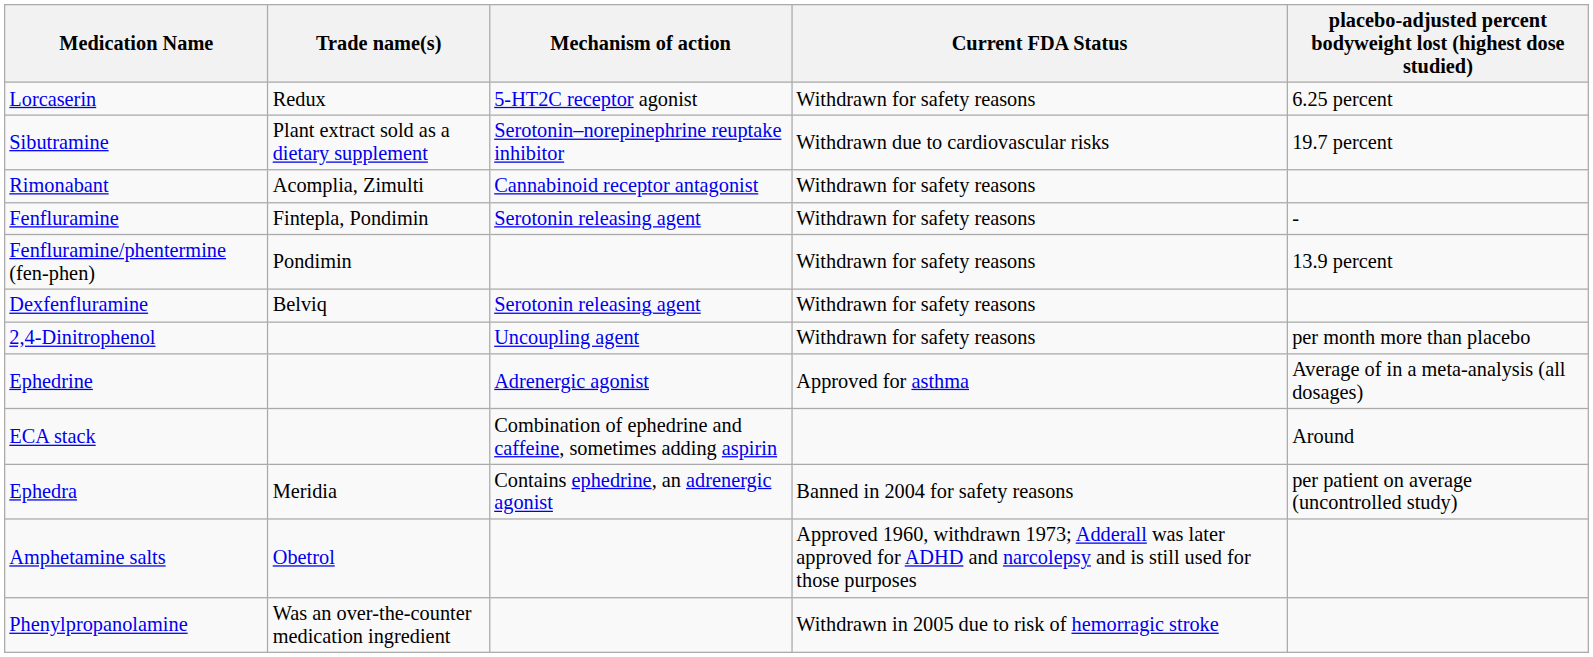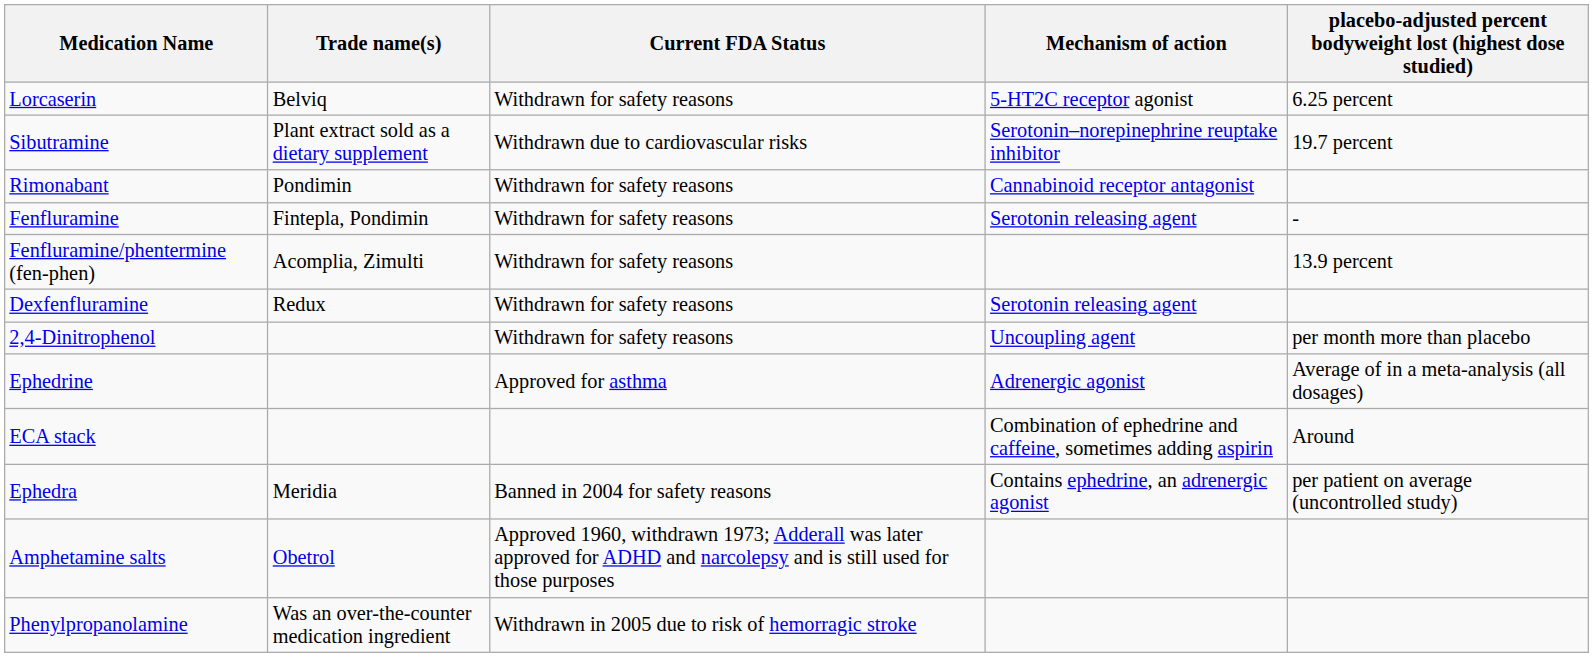columns swapped: (641, 43) <-> (1040, 43)
(299, 98) Redux -> (300, 98) Belviq
(348, 185) Acomplia, Zimulti -> (312, 185) Pondimin
(312, 261) Pondimin -> (348, 261) Acomplia, Zimulti
(300, 305) Belviq -> (299, 305) Redux
